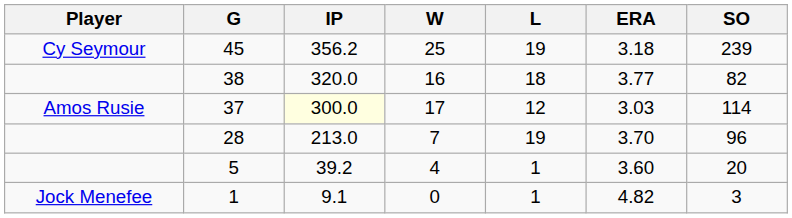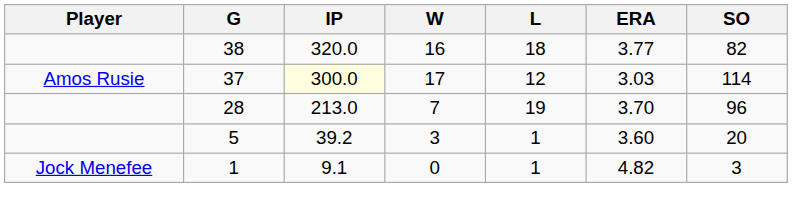- row: (234, 49)
(435, 167) 4 -> (435, 138) 3
